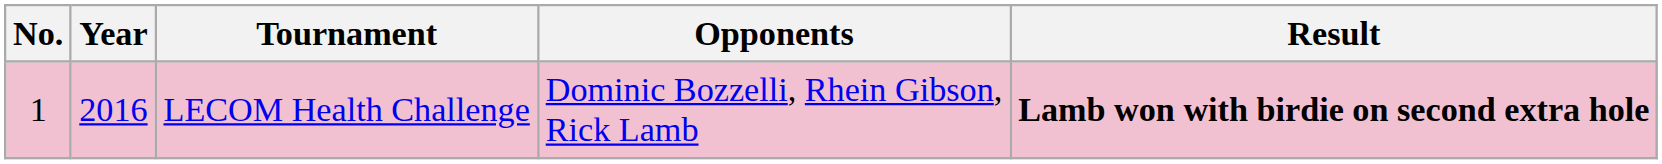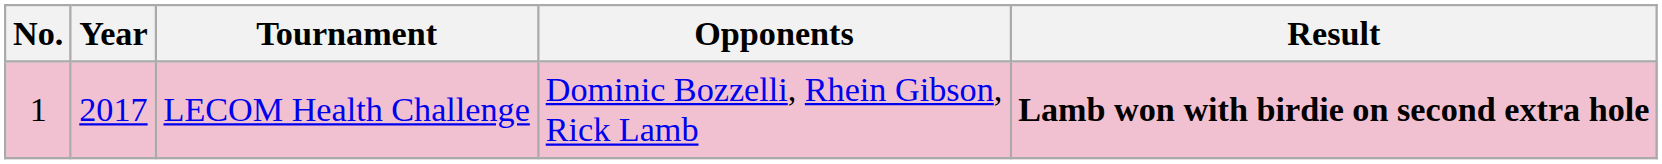(113, 109) 2016 -> (113, 109) 2017
